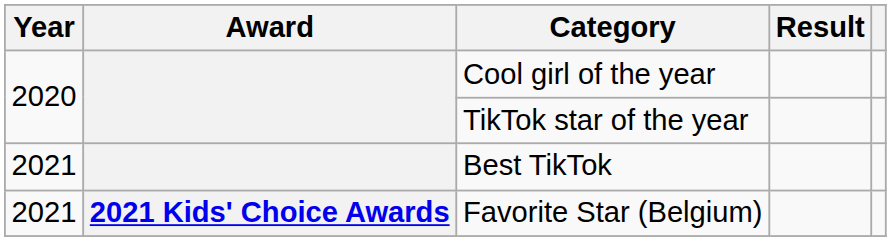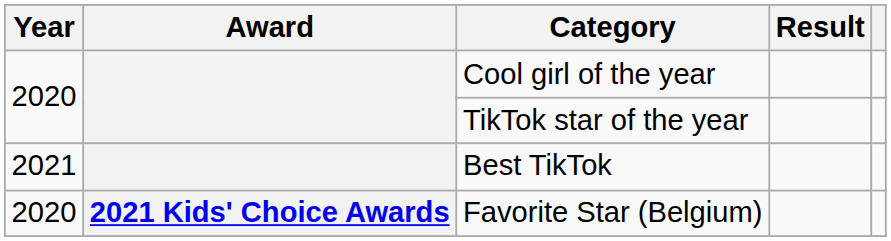(44, 212) 2021 -> (44, 212) 2020
